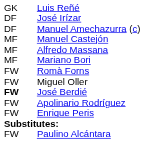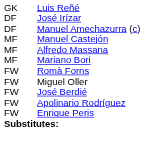(11, 92) bold -> (11, 92) normal
- row: (74, 134)
